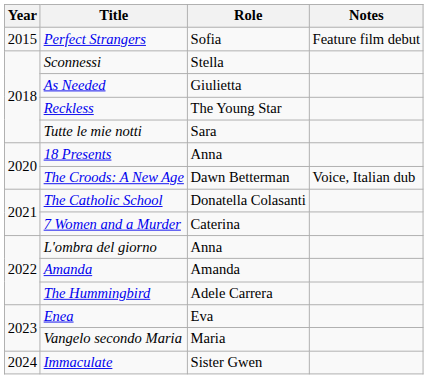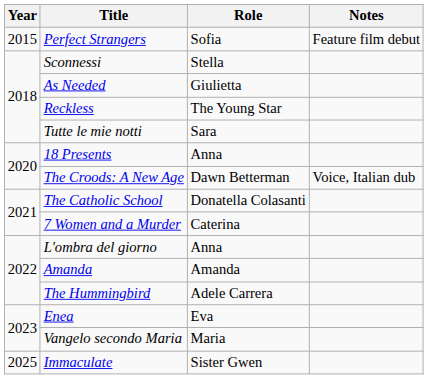(22, 362) 2024 -> (22, 362) 2025
